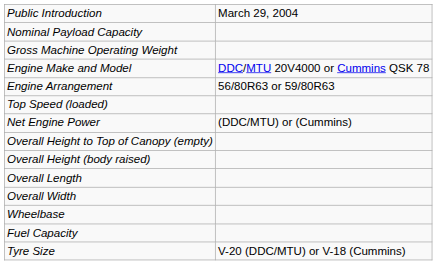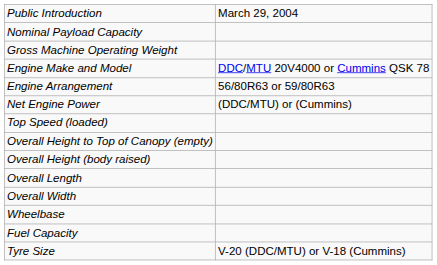rows swapped: (53, 123) <-> (57, 104)
